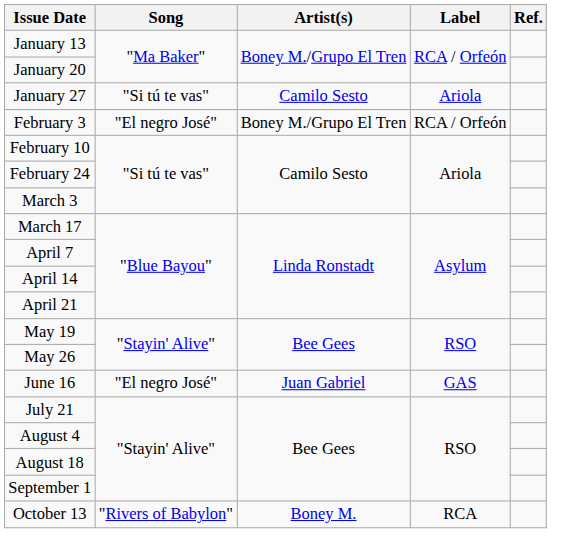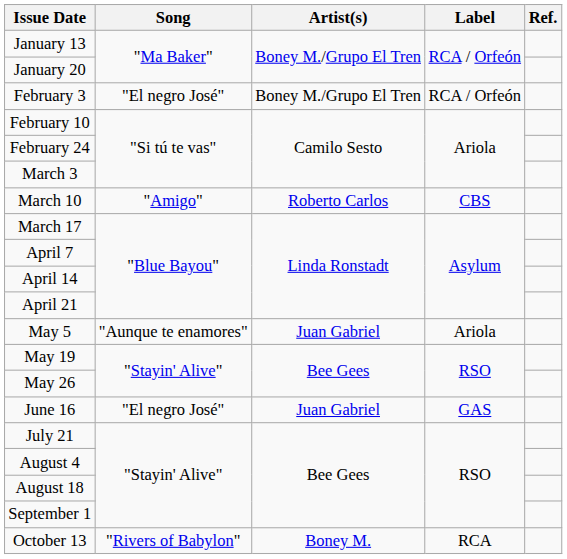- row: (50, 95)
+ row: (50, 200)
+ row: (50, 331)
